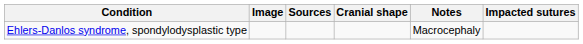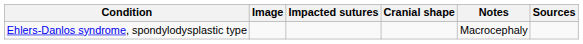columns swapped: (531, 13) <-> (310, 13)
